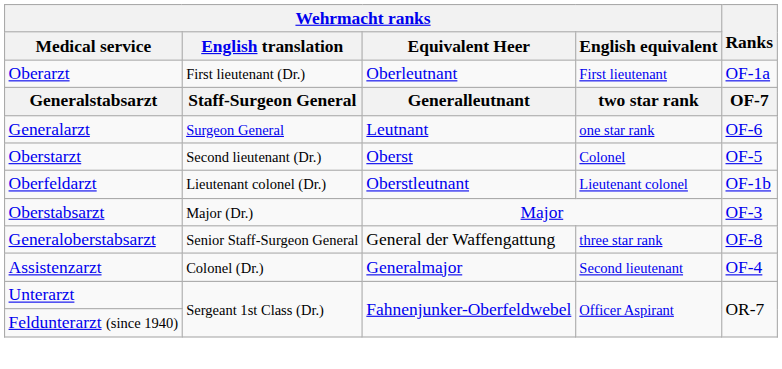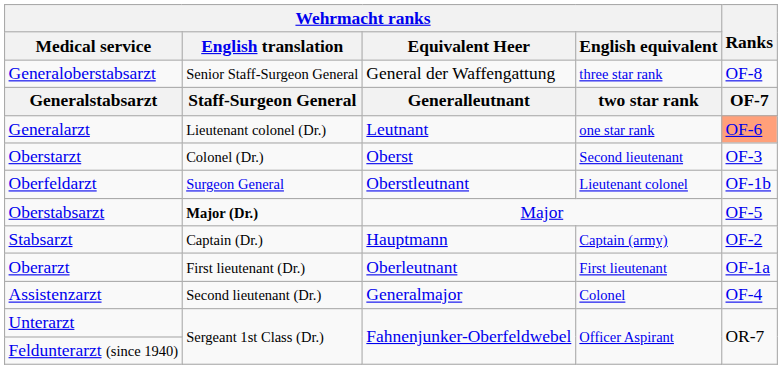rows swapped: (82, 239) <-> (39, 73)
(235, 130) Surgeon General -> (256, 130) Lieutenant colonel (Dr.)
(744, 128) no background -> (744, 128) lightsalmon background
(254, 157) Second lieutenant (Dr.) -> (225, 157) Colonel (Dr.)
(602, 157) Colonel -> (631, 157) Second lieutenant
(744, 156) OF-5 -> (744, 156) OF-3
(256, 185) Lieutenant colonel (Dr.) -> (235, 185) Surgeon General
(220, 213) normal -> (222, 211) bold
(744, 211) OF-3 -> (744, 211) OF-5
+ row: (41, 239)
(225, 268) Colonel (Dr.) -> (254, 296) Second lieutenant (Dr.)
(631, 268) Second lieutenant -> (602, 296) Colonel
